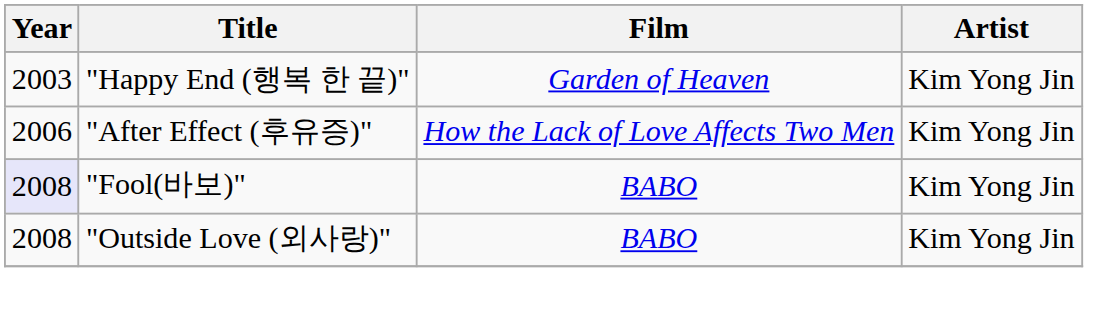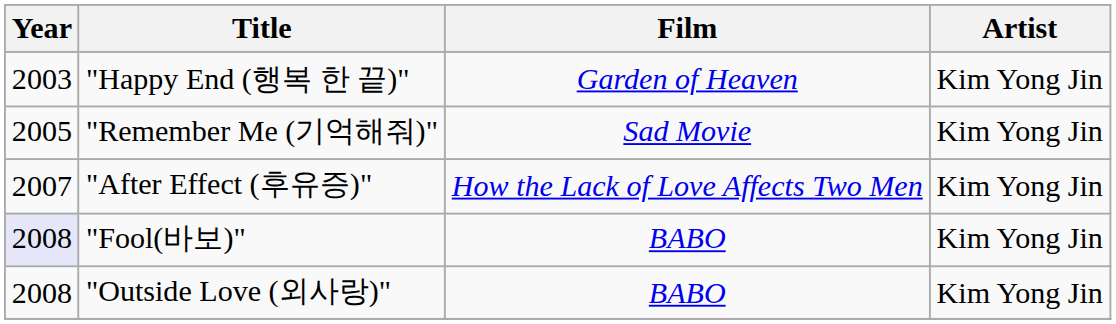+ row: (262, 131)
(42, 132) 2006 -> (42, 185) 2007
